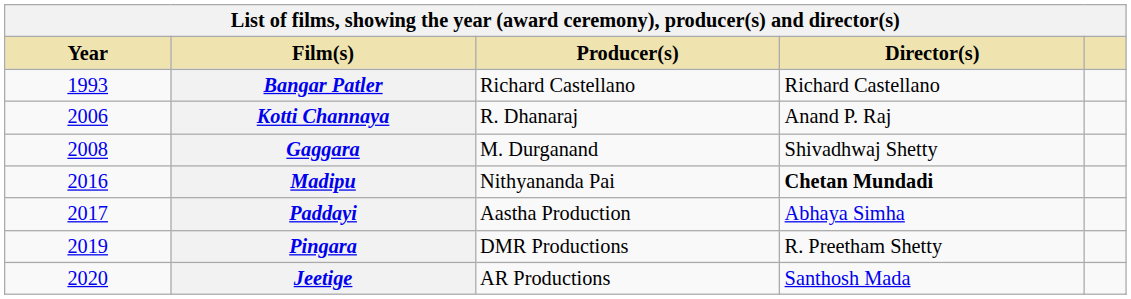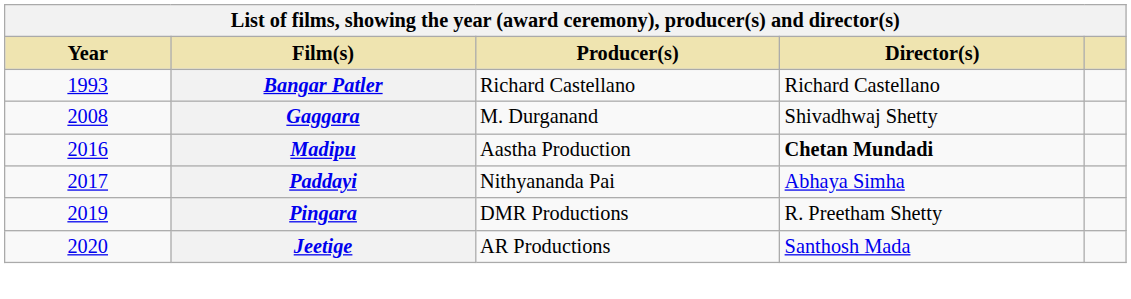- row: (323, 117)
(547, 181) Nithyananda Pai -> (555, 149) Aastha Production
(555, 213) Aastha Production -> (547, 181) Nithyananda Pai
